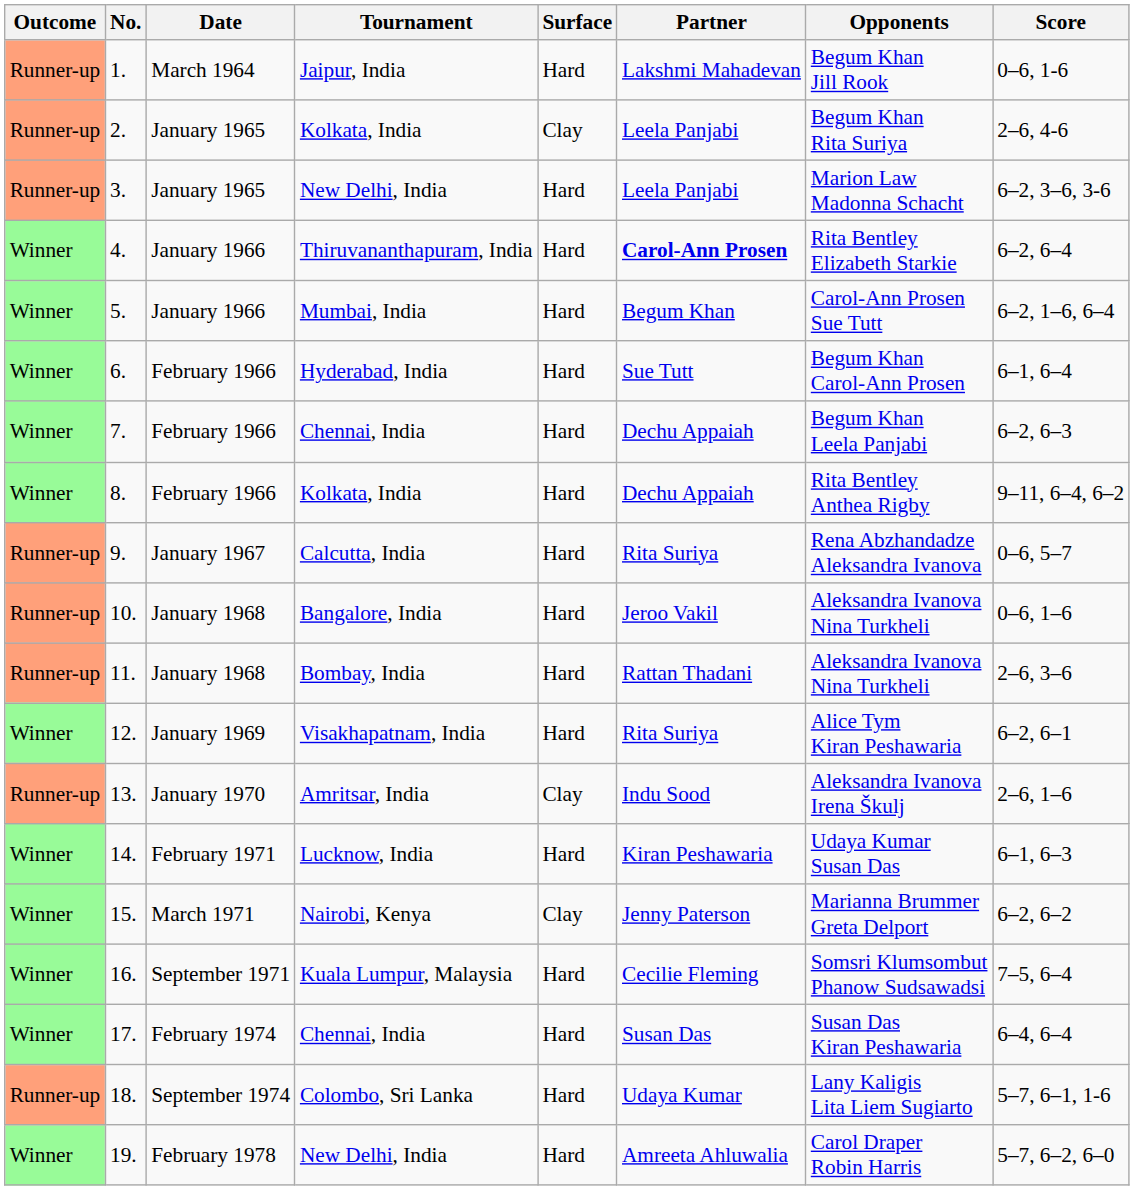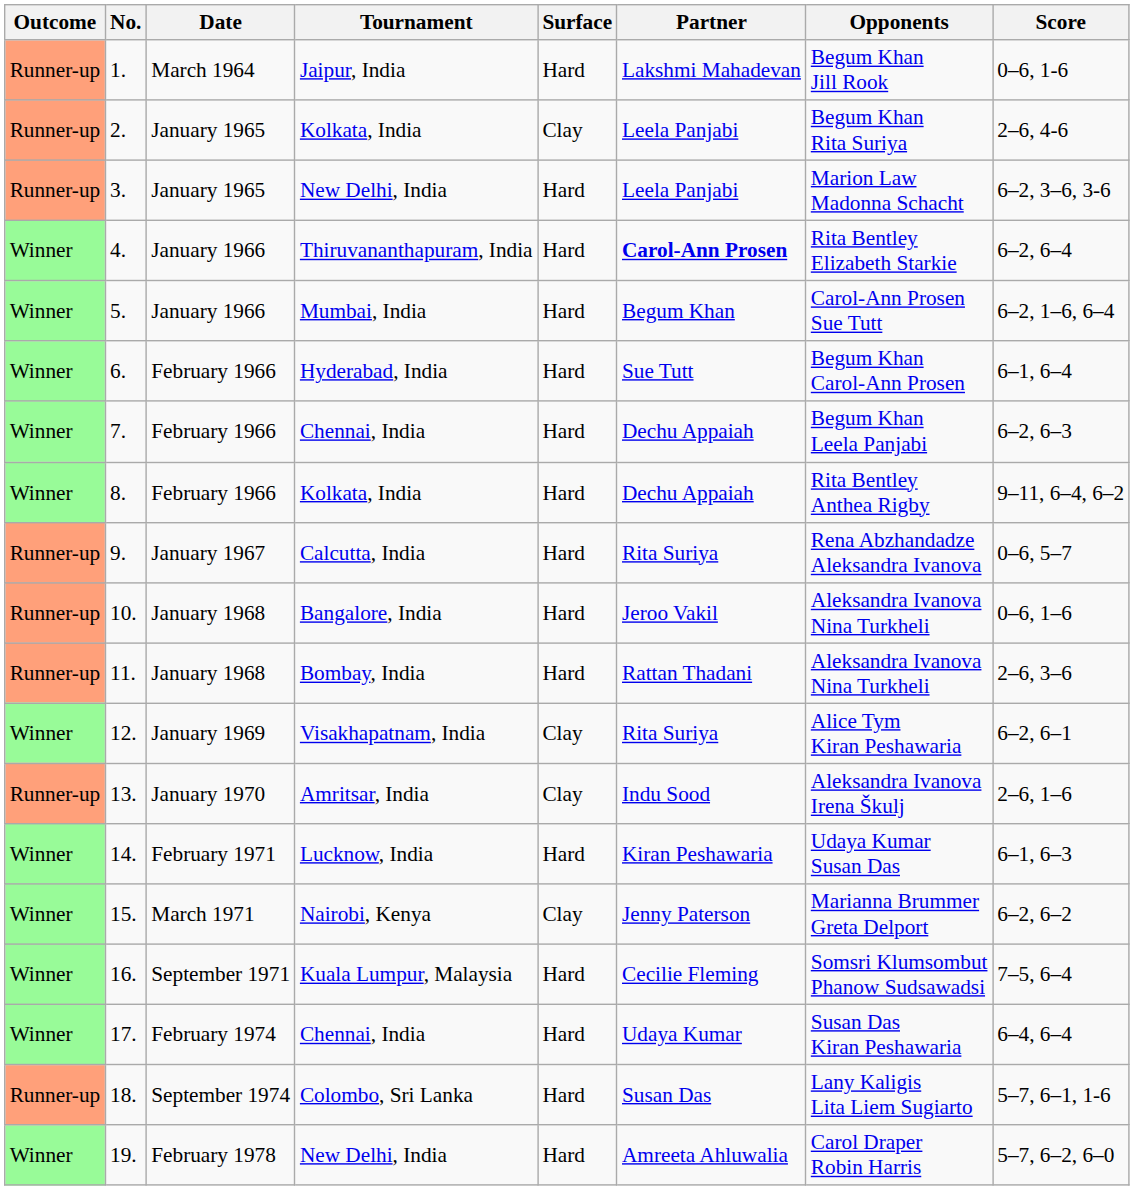(564, 733) Hard -> (563, 733) Clay
(667, 1034) Susan Das -> (682, 1034) Udaya Kumar
(682, 1094) Udaya Kumar -> (667, 1094) Susan Das
